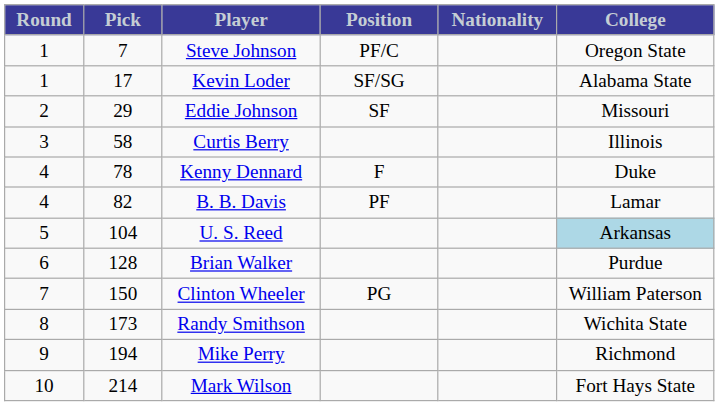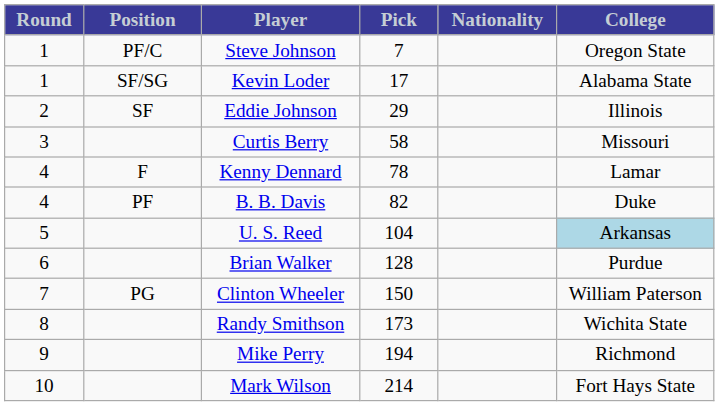columns swapped: (123, 19) <-> (379, 19)
(635, 111) Missouri -> (635, 111) Illinois
(635, 141) Illinois -> (635, 141) Missouri
(635, 171) Duke -> (635, 171) Lamar
(635, 202) Lamar -> (635, 202) Duke
